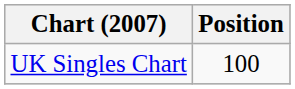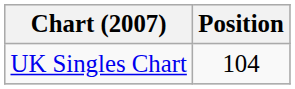(241, 63) 100 -> (241, 63) 104
